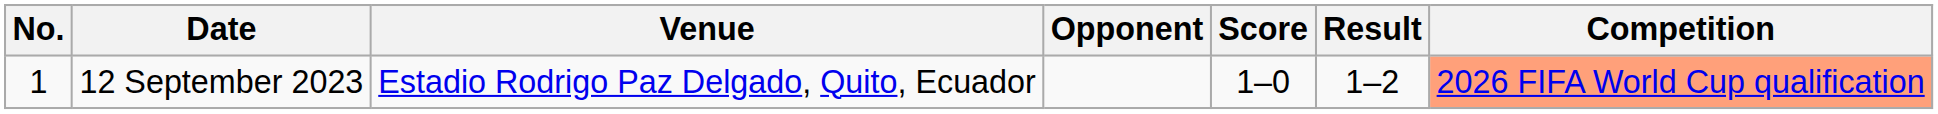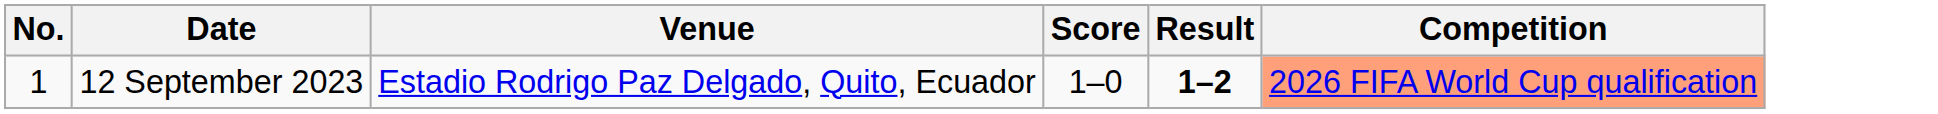- column: (1127, 30)
(1372, 81) normal -> (1205, 81) bold
